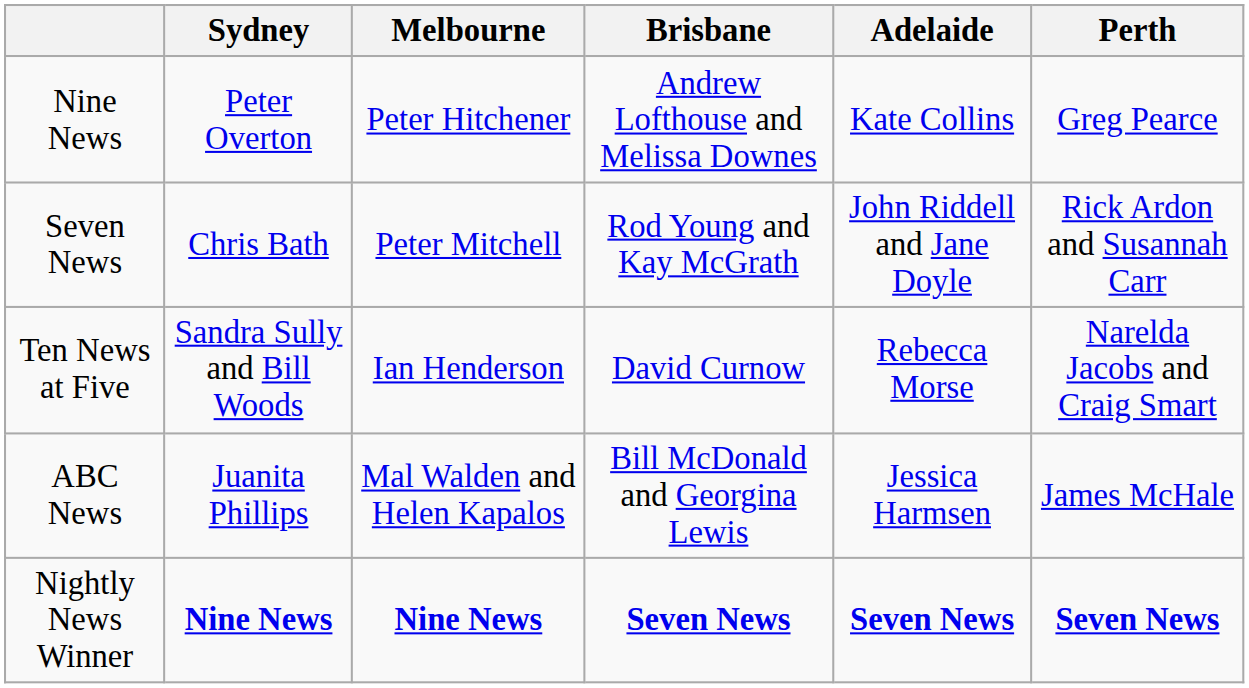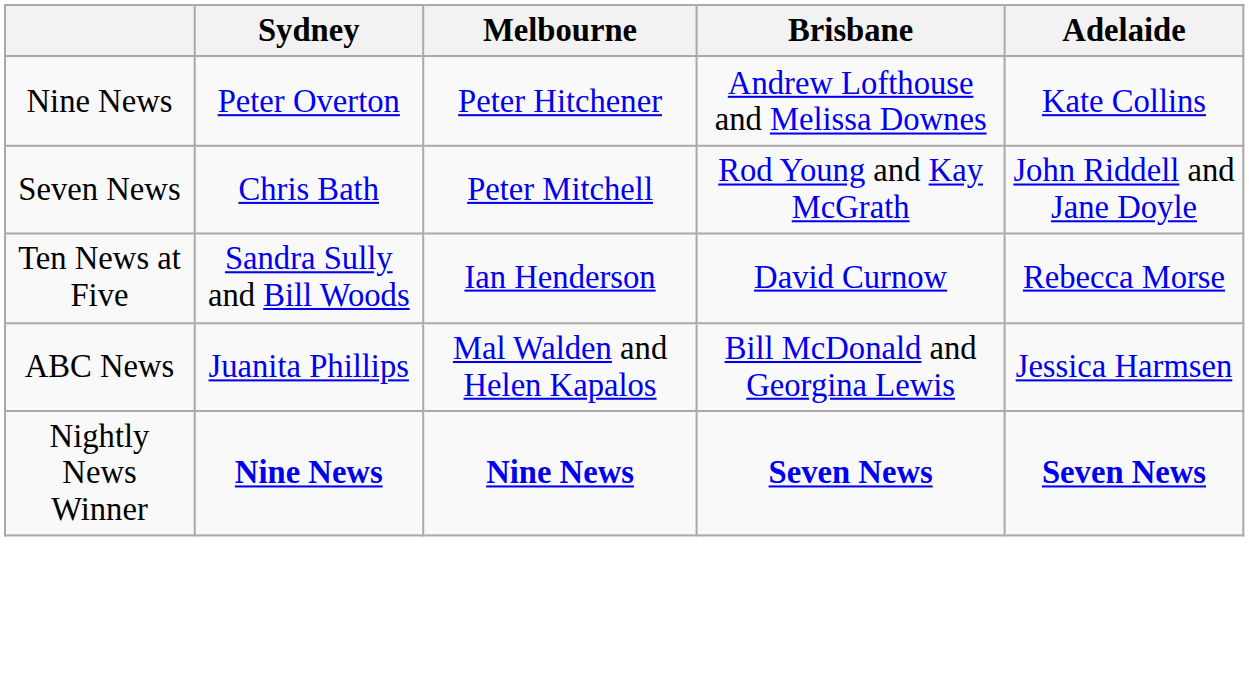- column: (1137, 30)
